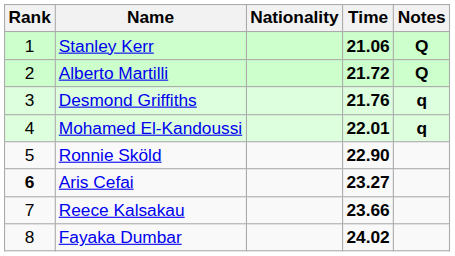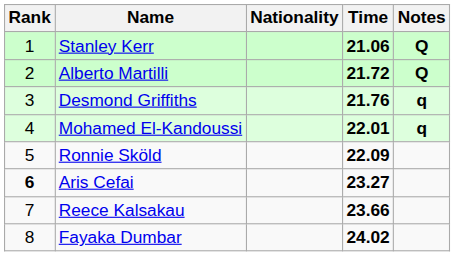(368, 155) 22.90 -> (368, 155) 22.09
